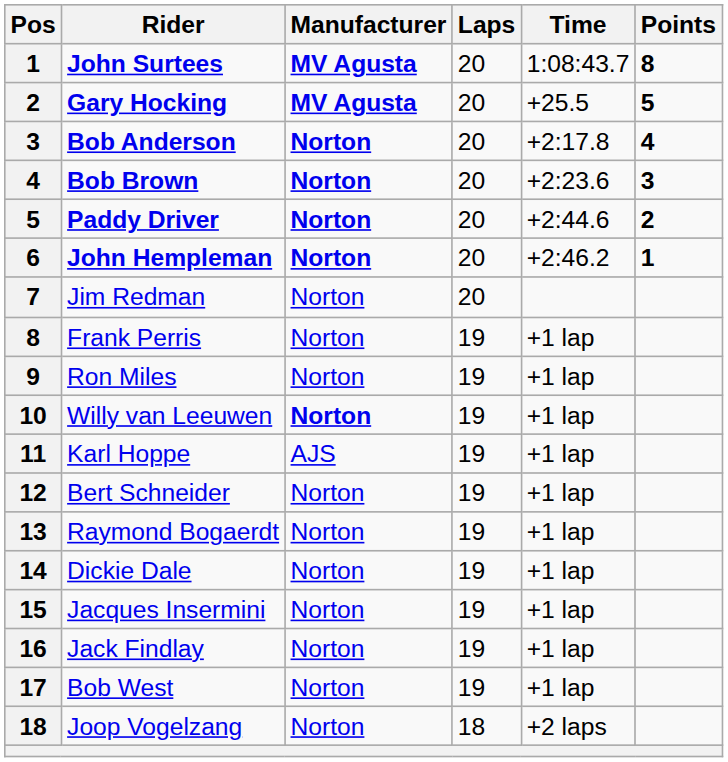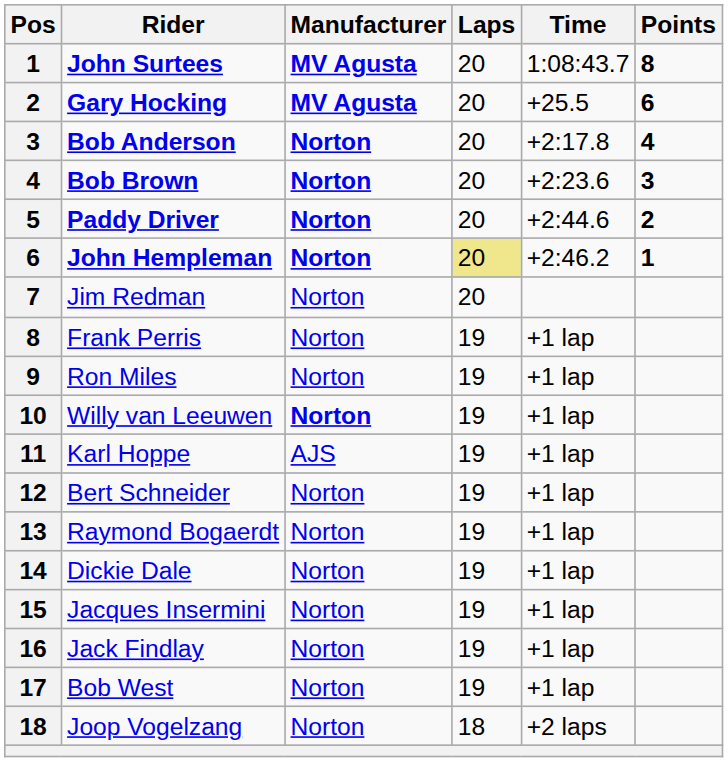(648, 102) 5 -> (648, 102) 6
(472, 258) no background -> (472, 258) khaki background
